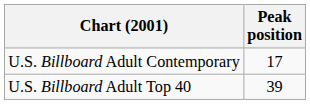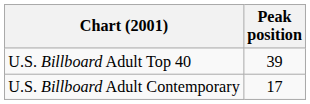rows swapped: (124, 61) <-> (100, 86)
